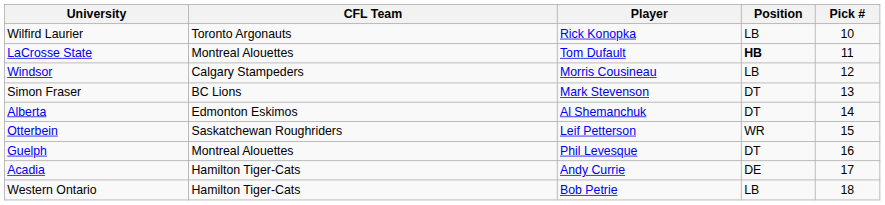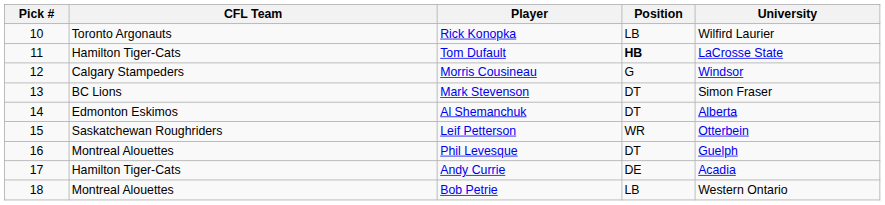columns swapped: (847, 14) <-> (97, 14)
(242, 53) Montreal Alouettes -> (126, 53) Hamilton Tiger-Cats
(752, 72) LB -> (629, 72) G
(246, 190) Hamilton Tiger-Cats -> (123, 190) Montreal Alouettes
